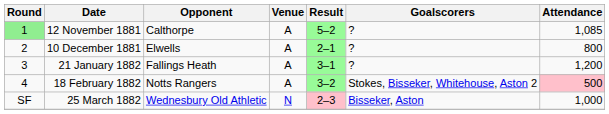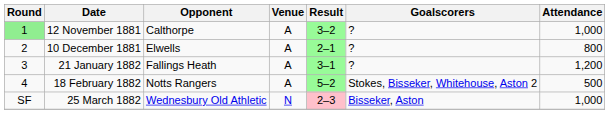(326, 30) 5–2 -> (326, 30) 3–2
(589, 30) 1,085 -> (589, 30) 1,000
(326, 83) 3–2 -> (326, 83) 5–2
(593, 83) pink background -> (593, 83) no background
